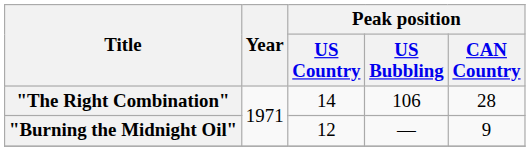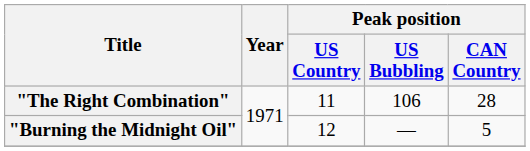(326, 100) 14 -> (326, 100) 11
(486, 130) 9 -> (486, 130) 5
